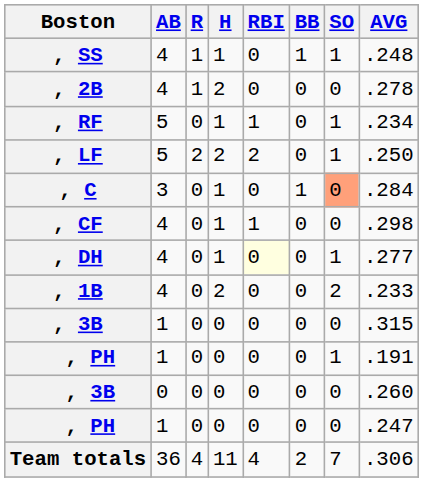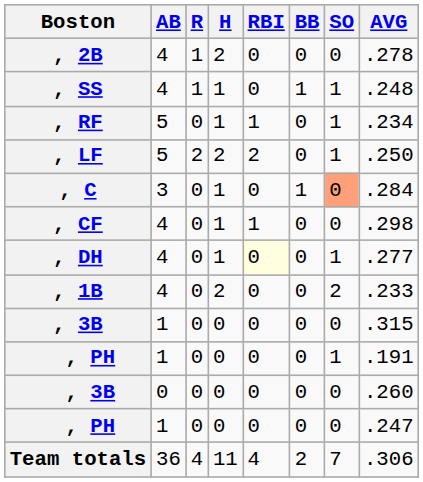rows swapped: (78, 55) <-> (78, 89)
